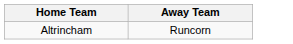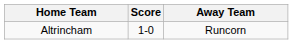+ column: (146, 13)
